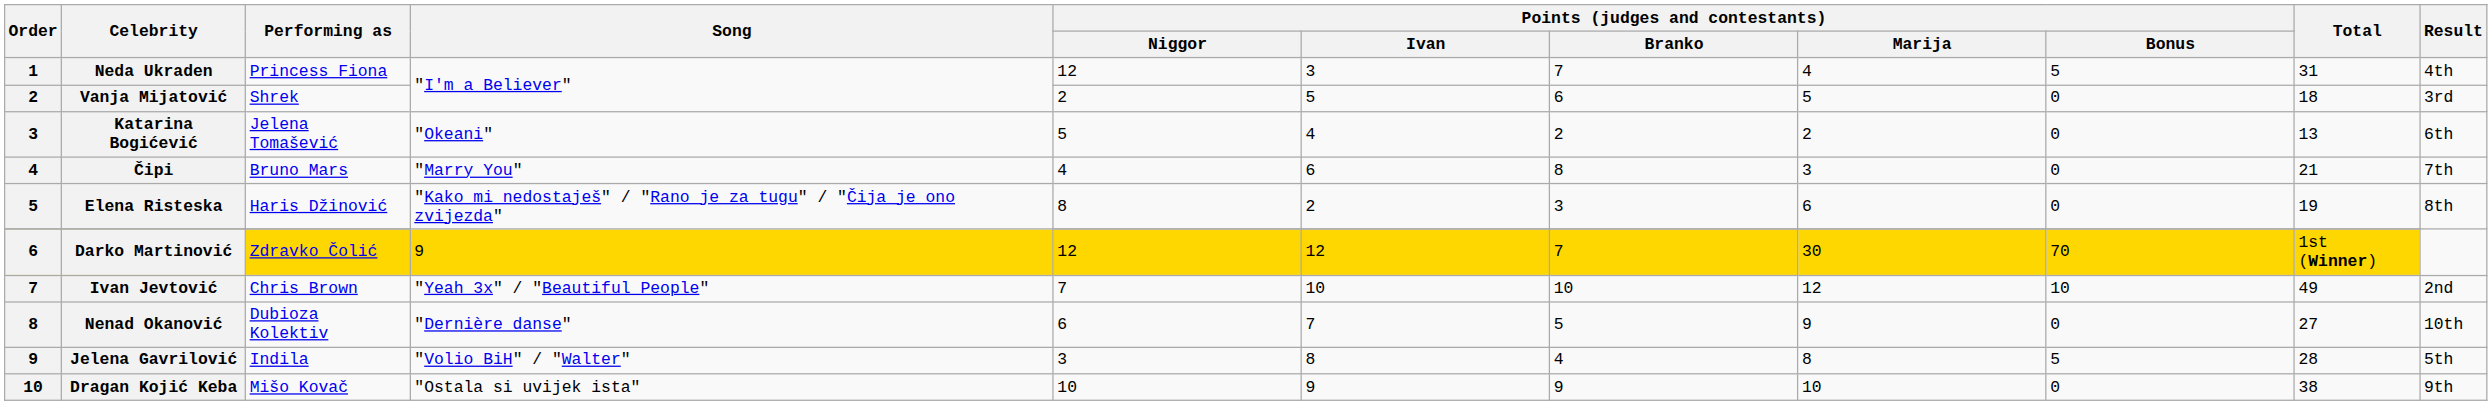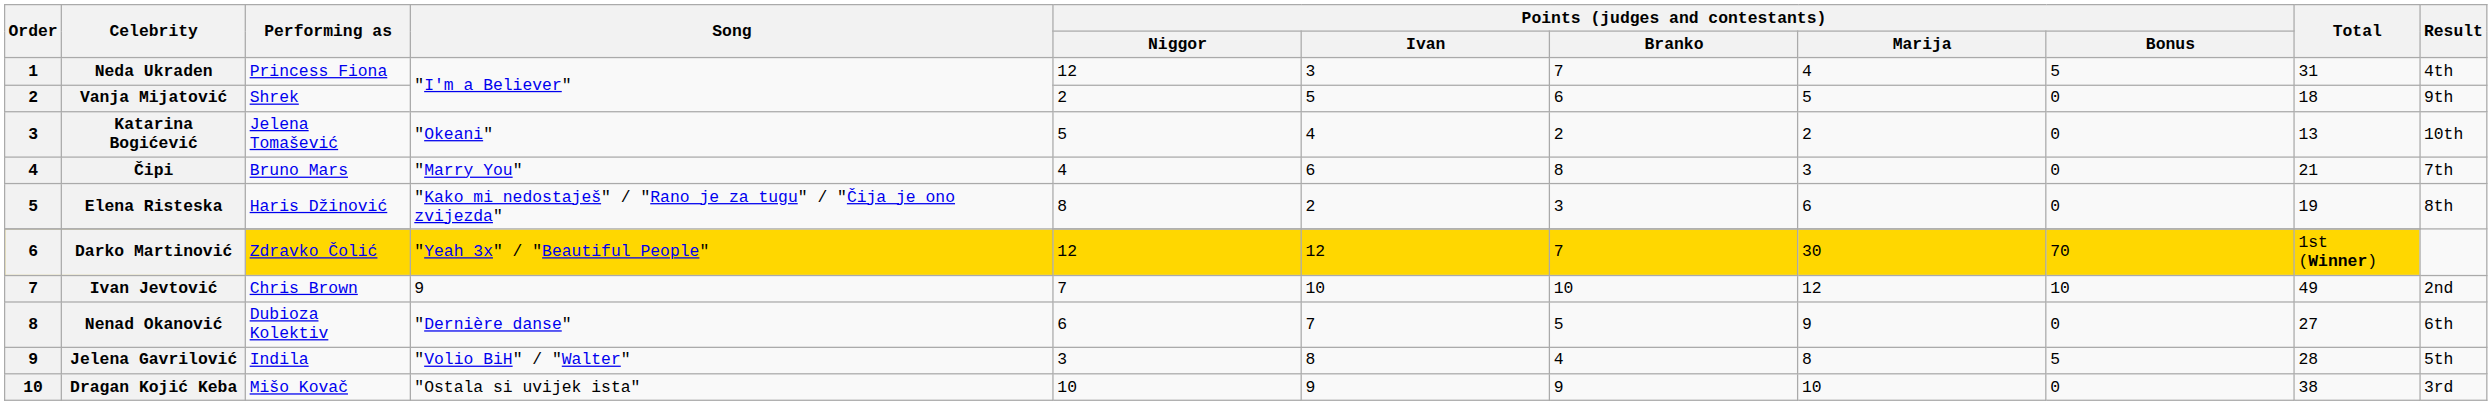(2439, 98) 3rd -> (2439, 98) 9th
(2439, 134) 6th -> (2444, 134) 10th
(419, 252) 9 -> (562, 252) "Yeah 3x" / "Beautiful People"
(562, 288) "Yeah 3x" / "Beautiful People" -> (419, 288) 9
(2444, 324) 10th -> (2439, 324) 6th
(2439, 387) 9th -> (2439, 387) 3rd
